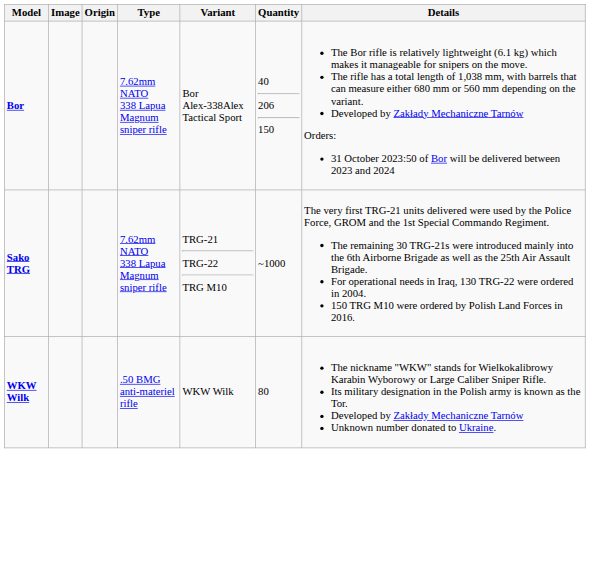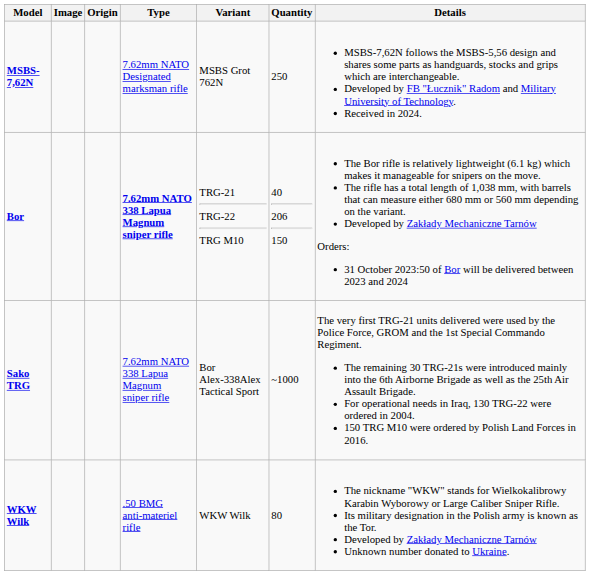+ row: (23, 76)
(143, 105) normal -> (157, 216) bold
(213, 105) Bor Alex-338Alex Tactical Sport -> (233, 216) TRG-21 TRG-22 TRG M10
(218, 263) TRG-21 TRG-22 TRG M10 -> (230, 380) Bor Alex-338Alex Tactical Sport
